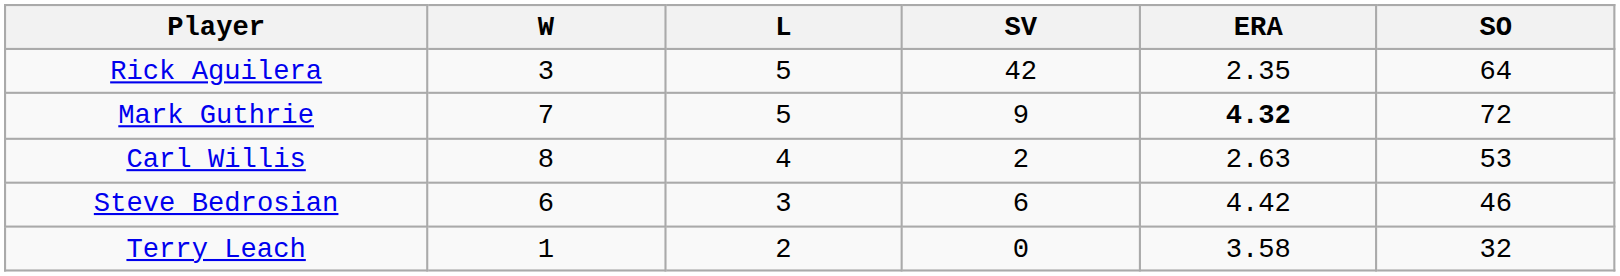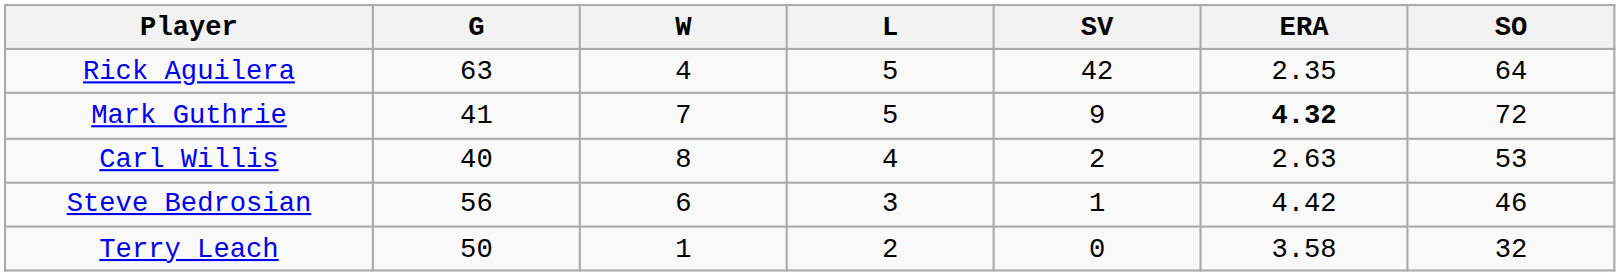+ column: (476, 27)
(546, 71) 3 -> (683, 71) 4
(1021, 204) 6 -> (1097, 204) 1
